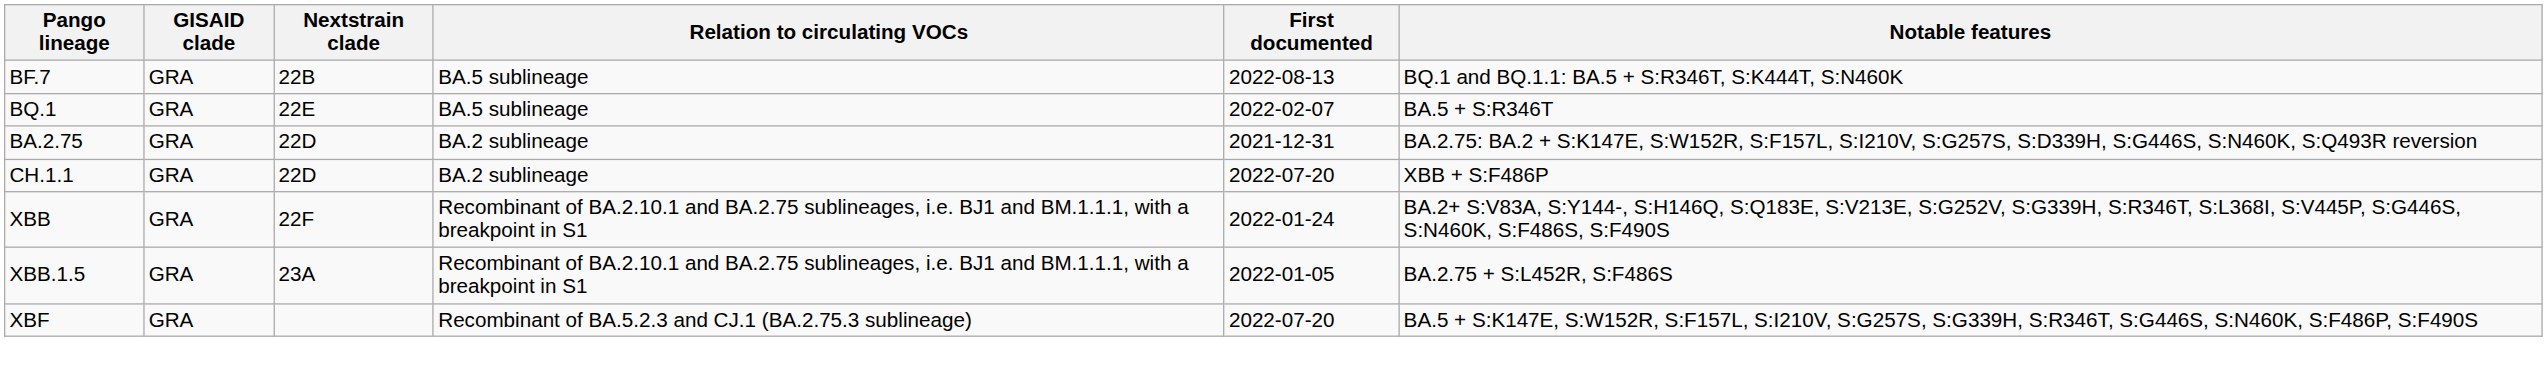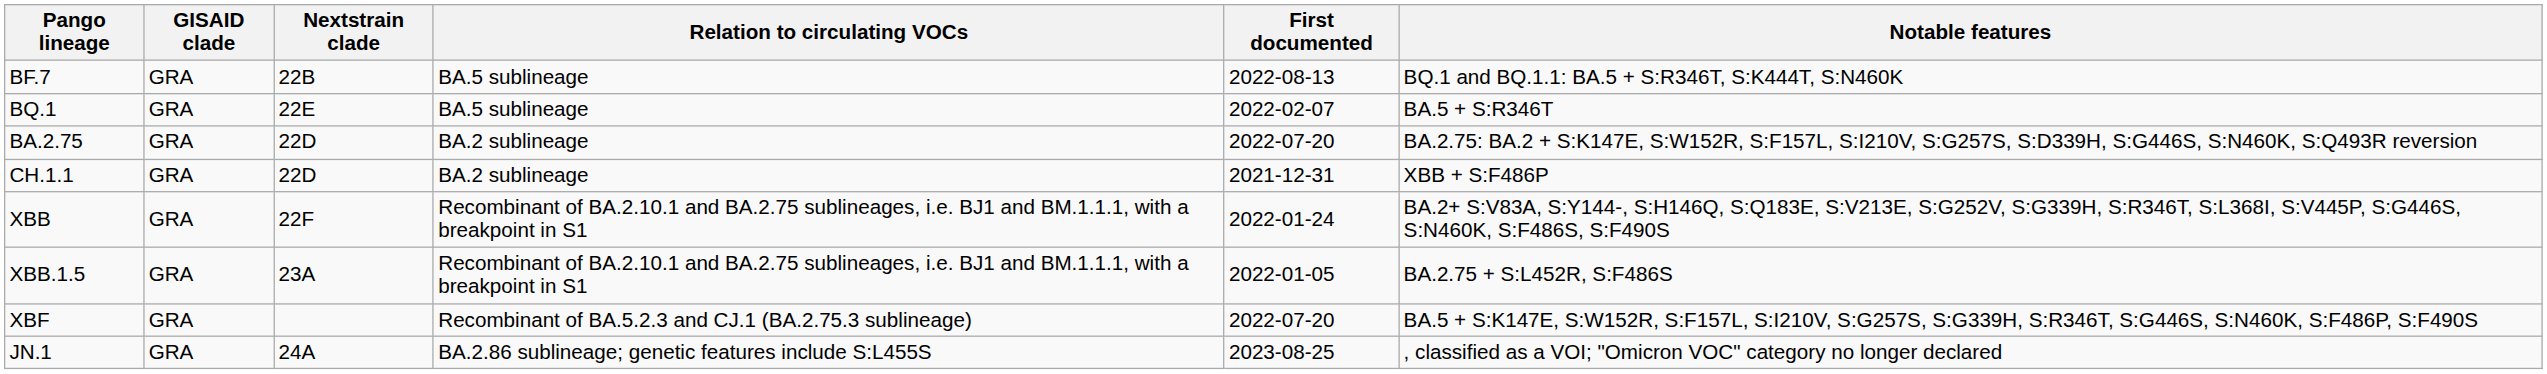(1282, 142) 2021-12-31 -> (1282, 142) 2022-07-20
(1282, 175) 2022-07-20 -> (1282, 175) 2021-12-31
+ row: (31, 352)
